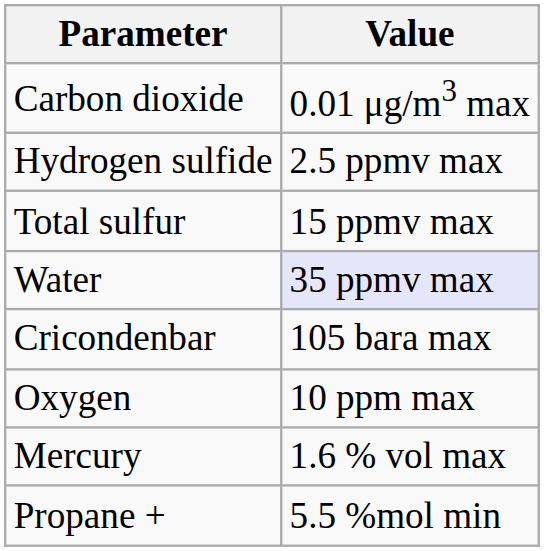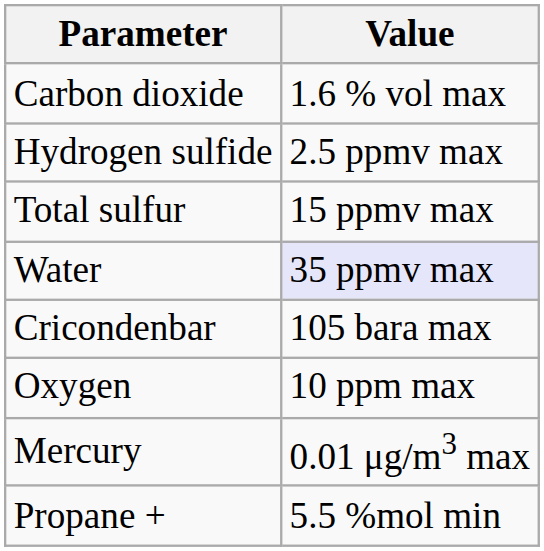(410, 97) 0.01 μg/m3 max -> (398, 92) 1.6 % vol max
(398, 456) 1.6 % vol max -> (410, 451) 0.01 μg/m3 max
